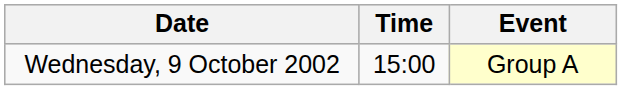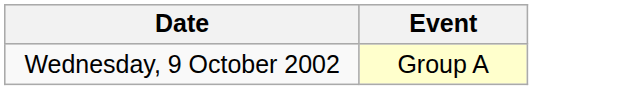- column: (404, 24)
